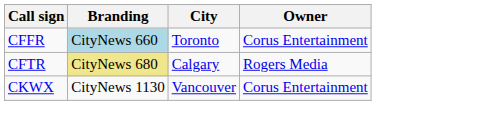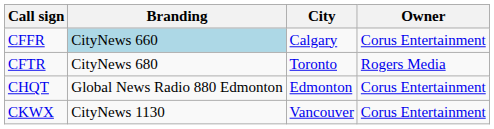(195, 40) Toronto -> (313, 40) Calgary
(115, 64) khaki background -> (115, 64) no background
(195, 64) Calgary -> (313, 64) Toronto
+ row: (28, 87)
